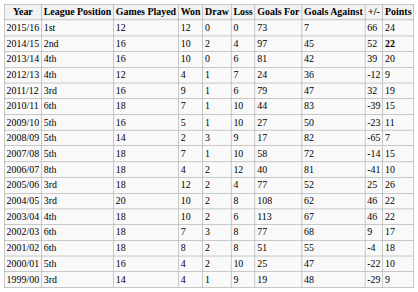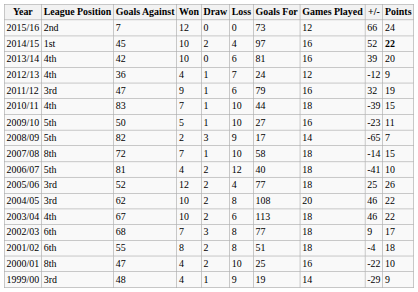columns swapped: (146, 12) <-> (333, 12)
(49, 28) 1st -> (51, 28) 2nd
(51, 43) 2nd -> (49, 43) 1st
(50, 106) 6th -> (50, 106) 4th
(50, 153) 5th -> (50, 153) 8th
(50, 169) 8th -> (50, 169) 5th
(50, 264) 5th -> (50, 264) 8th
